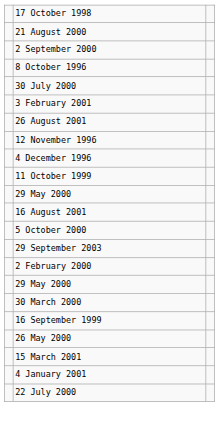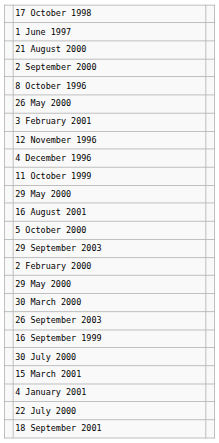+ row: (9, 32)
rows swapped: (9, 339) <-> (9, 86)
- row: (9, 122)
+ row: (9, 321)
+ row: (9, 429)
